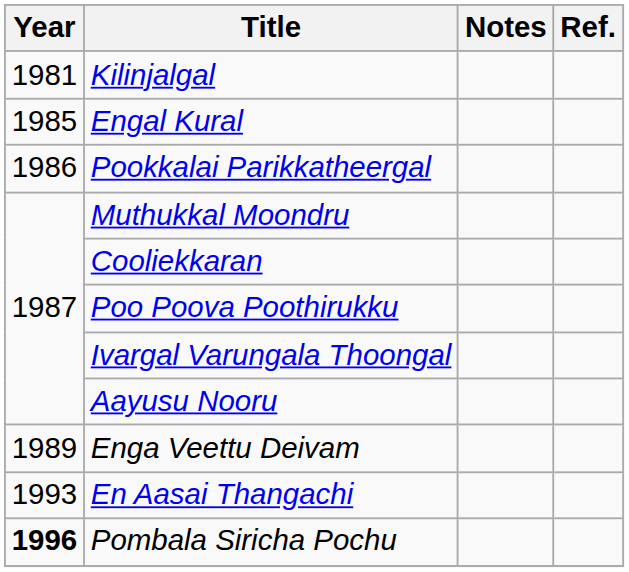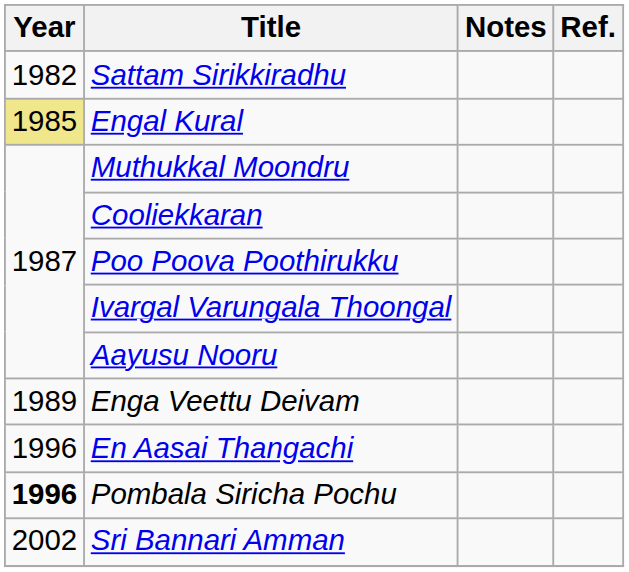- row: (153, 74)
+ row: (218, 74)
(44, 121) no background -> (44, 121) khaki background
- row: (261, 167)
(44, 494) 1993 -> (44, 448) 1996
+ row: (218, 541)
